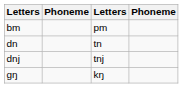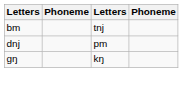(100, 28) pm -> (99, 28) tnj
- row: (12, 43)
(99, 59) tnj -> (100, 43) pm
